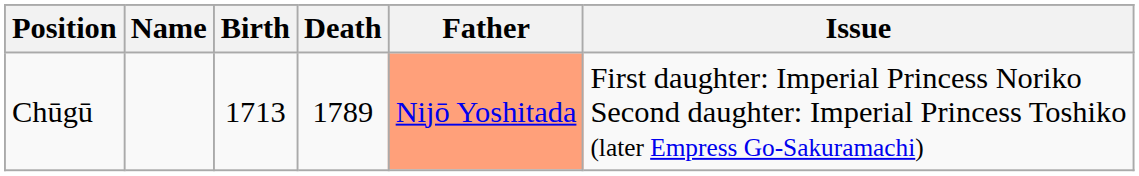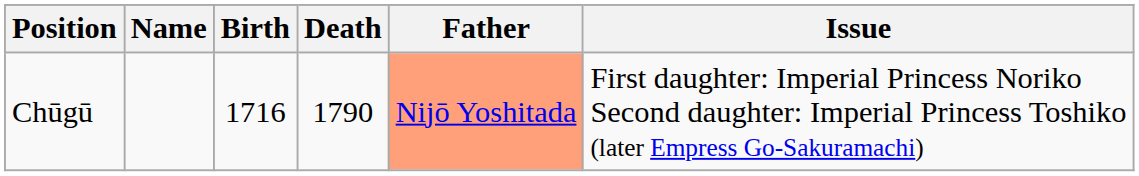(255, 111) 1713 -> (255, 111) 1716
(343, 111) 1789 -> (343, 111) 1790
